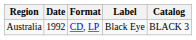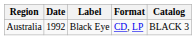columns swapped: (125, 12) <-> (85, 12)
